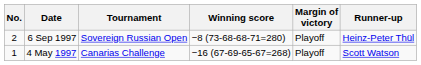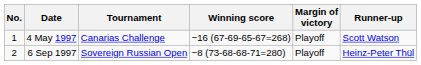rows swapped: (51, 53) <-> (52, 38)
